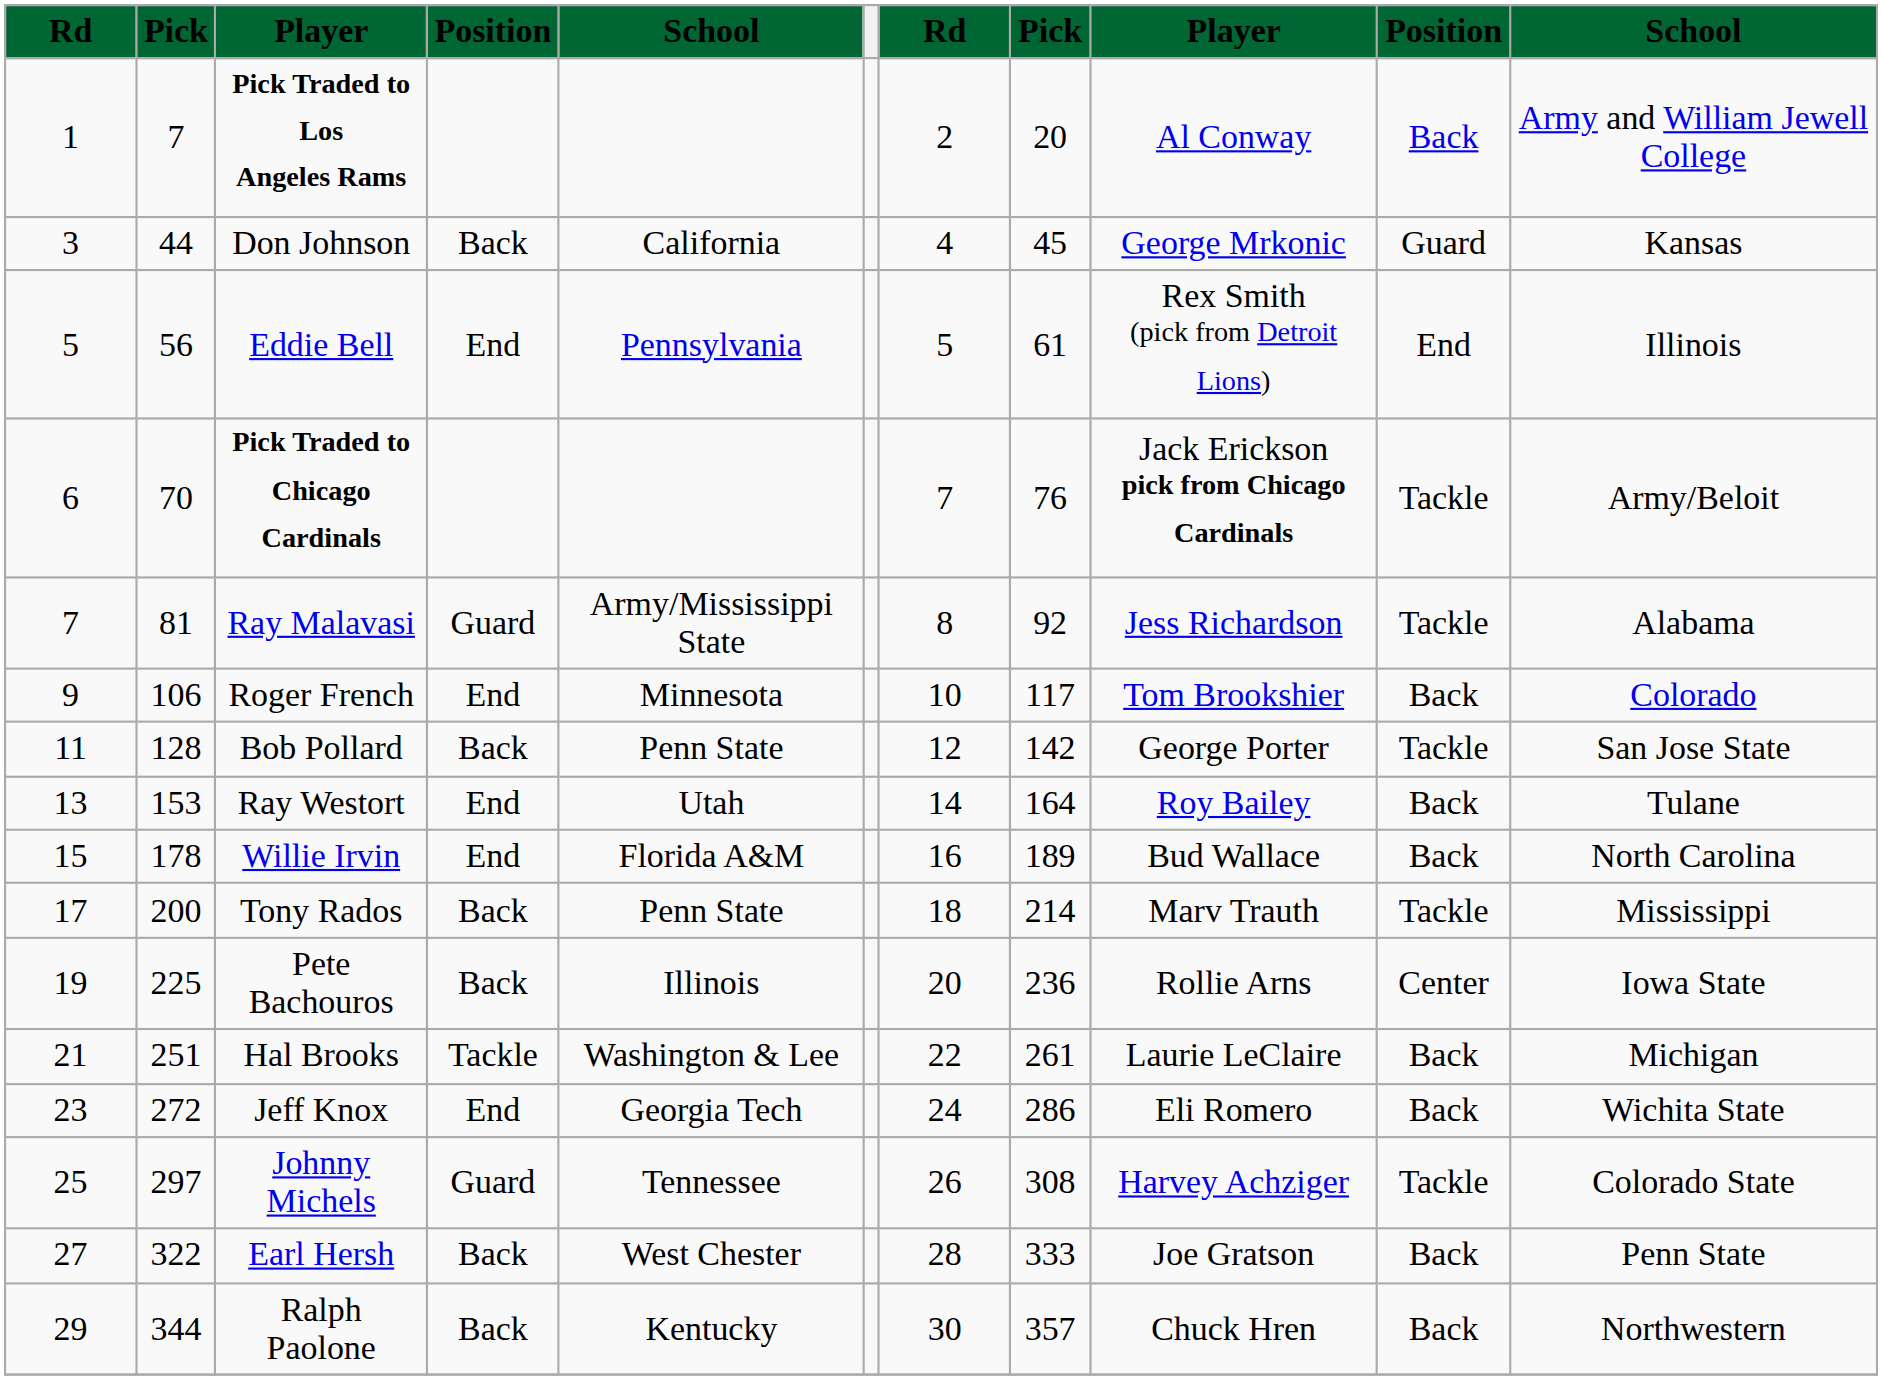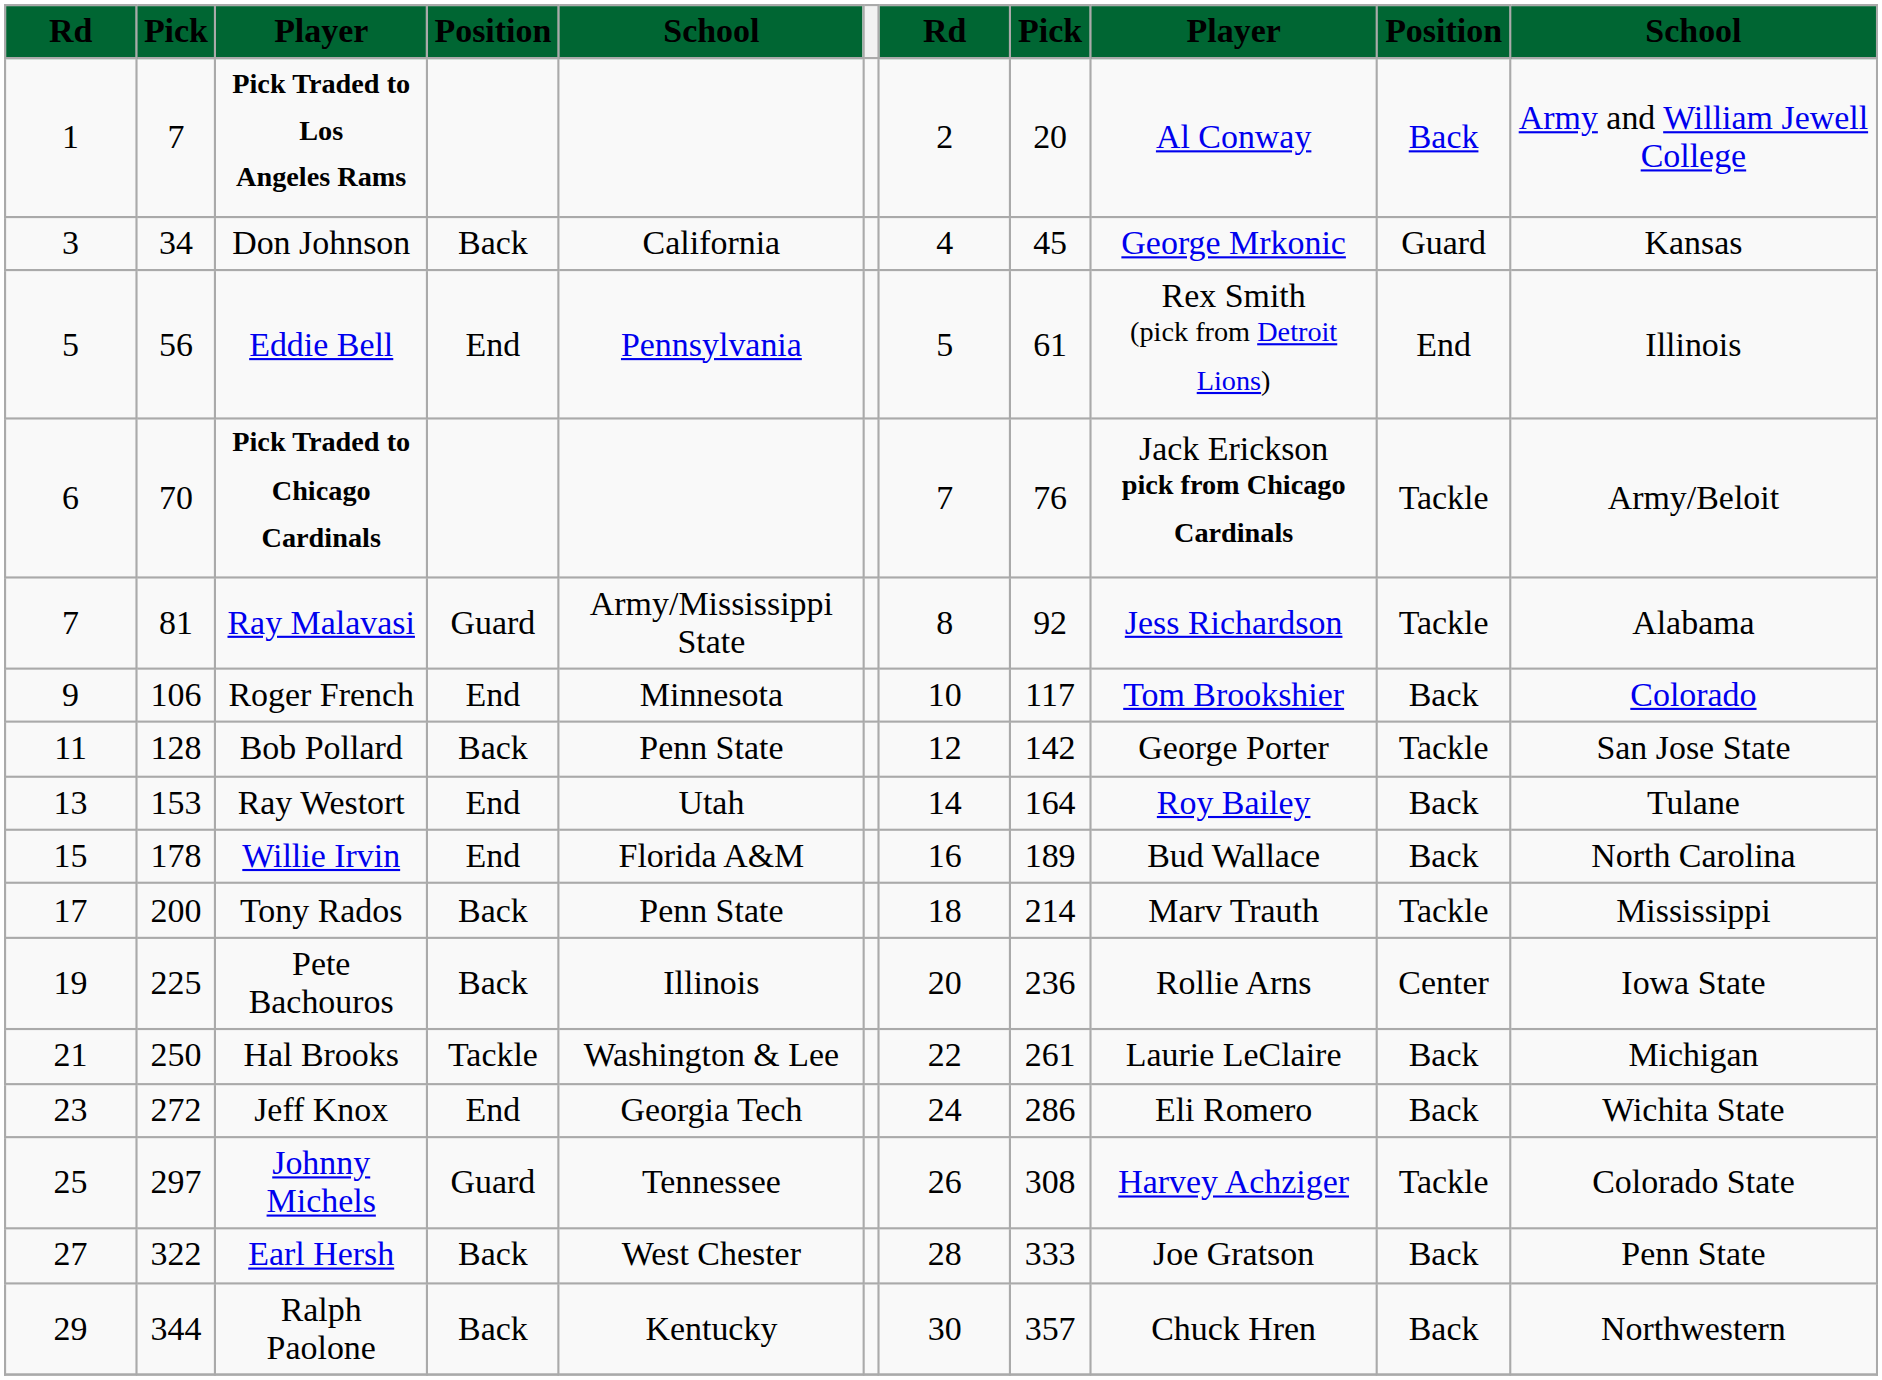(176, 242) 44 -> (176, 242) 34
(176, 1055) 251 -> (176, 1055) 250
